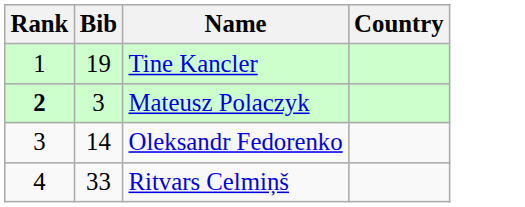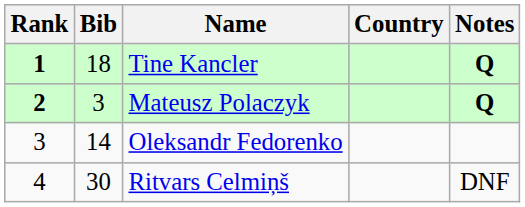+ column: (485, 24)
(39, 63) normal -> (39, 63) bold
(98, 63) 19 -> (98, 63) 18
(98, 181) 33 -> (98, 181) 30
